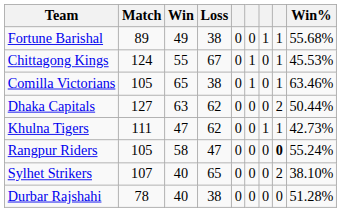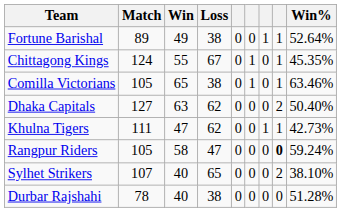(311, 38) 55.68% -> (311, 38) 52.64%
(311, 60) 45.53% -> (311, 60) 45.35%
(311, 106) 50.44% -> (311, 106) 50.40%
(311, 151) 55.24% -> (311, 151) 59.24%
